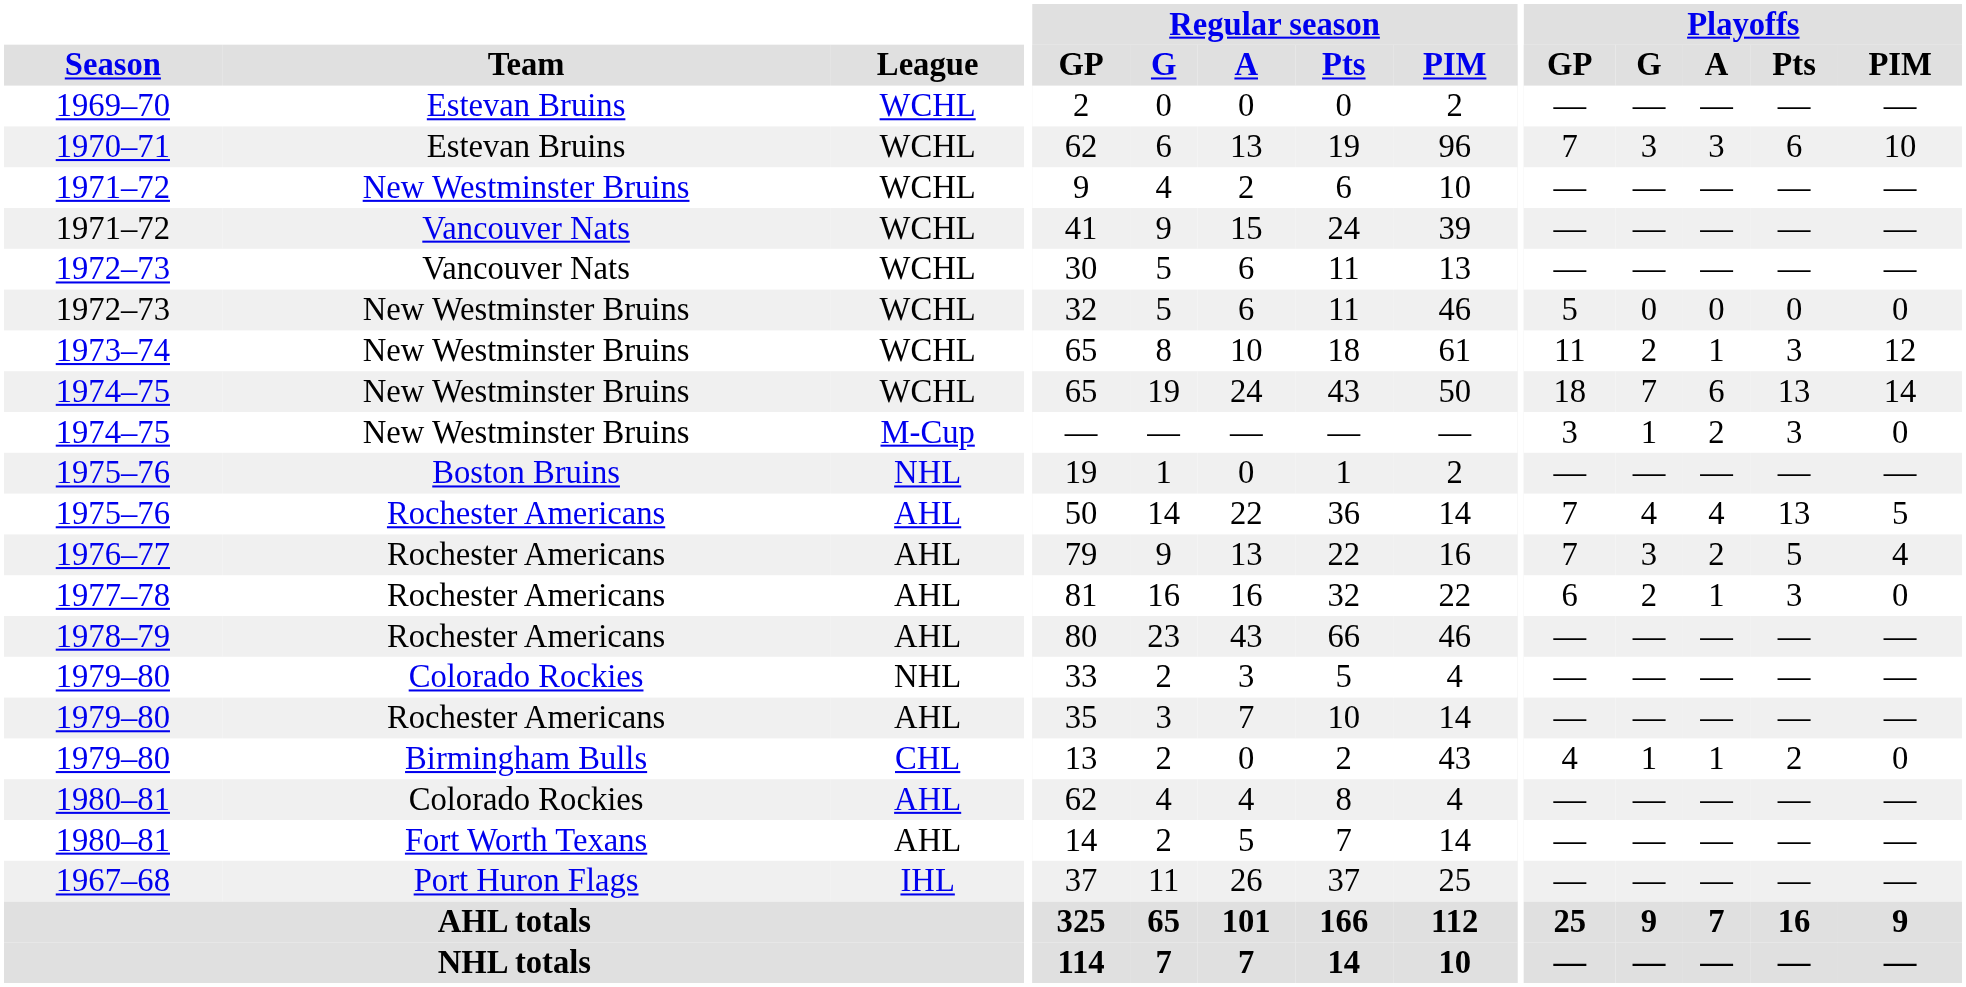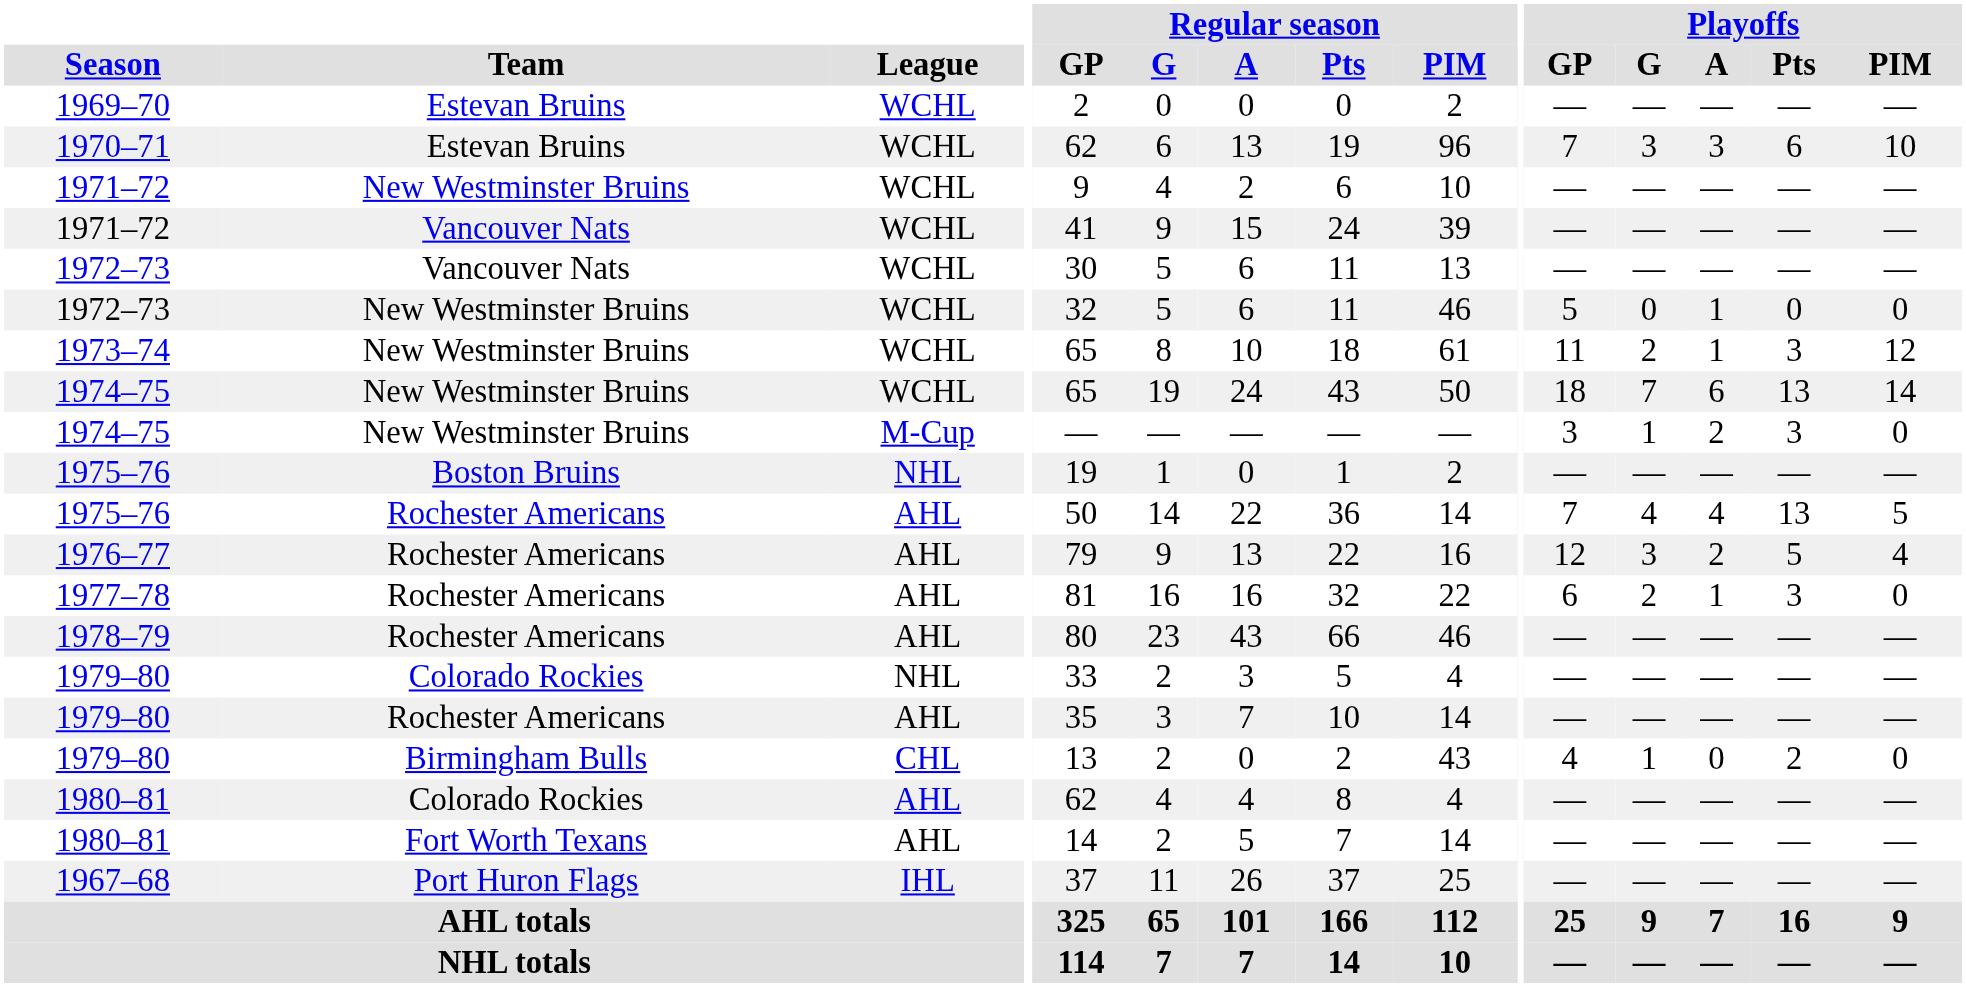(1717, 309) 0 -> (1717, 309) 1
(1570, 554) 7 -> (1570, 554) 12
(1717, 758) 1 -> (1717, 758) 0
